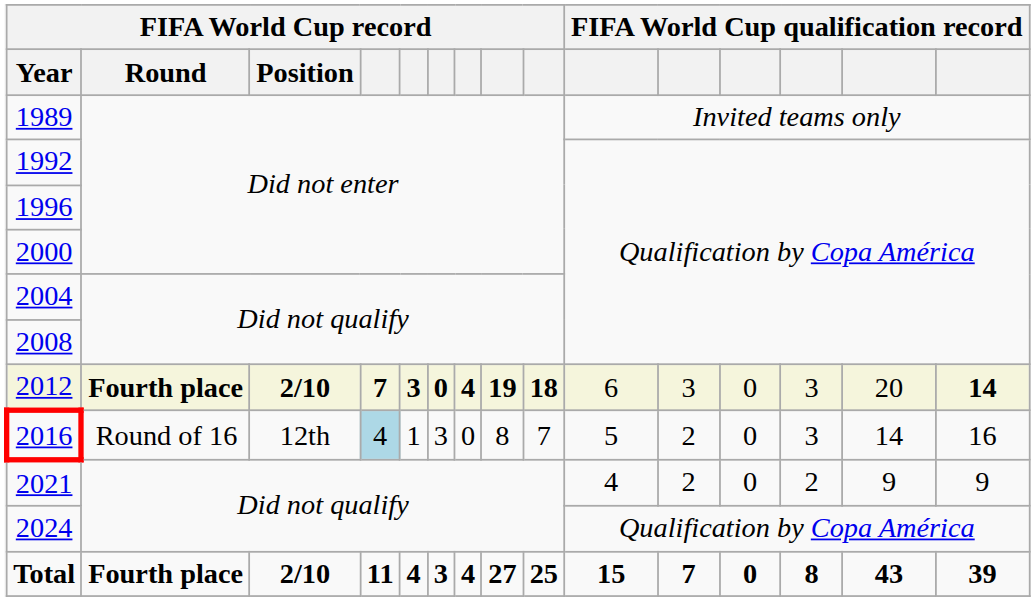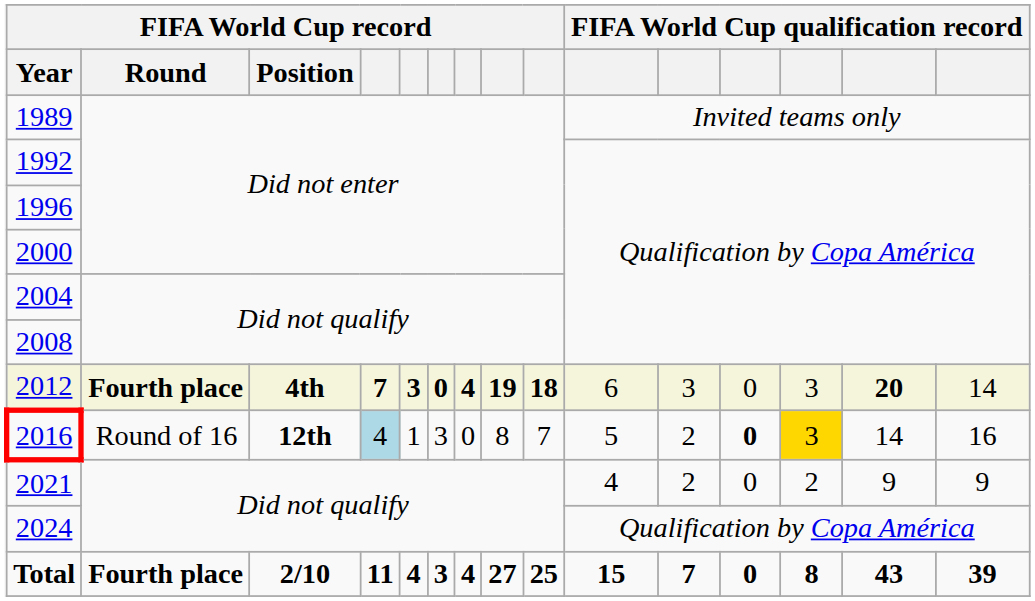(305, 387) 2/10 -> (305, 387) 4th
(889, 387) normal -> (889, 387) bold
(982, 387) bold -> (982, 387) normal
(305, 434) normal -> (305, 434) bold
(750, 434) normal -> (750, 434) bold
(812, 434) no background -> (812, 434) gold background
